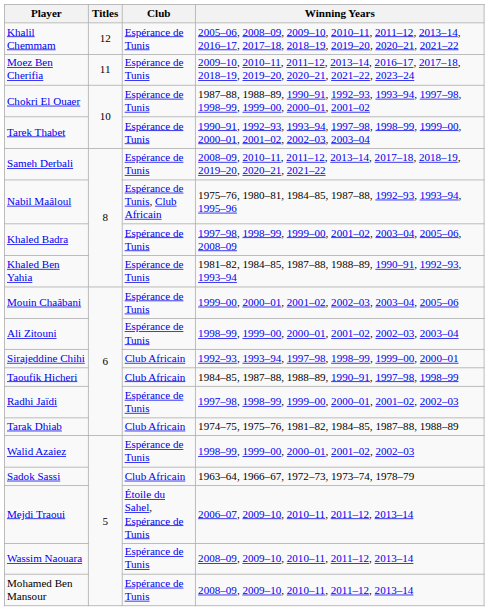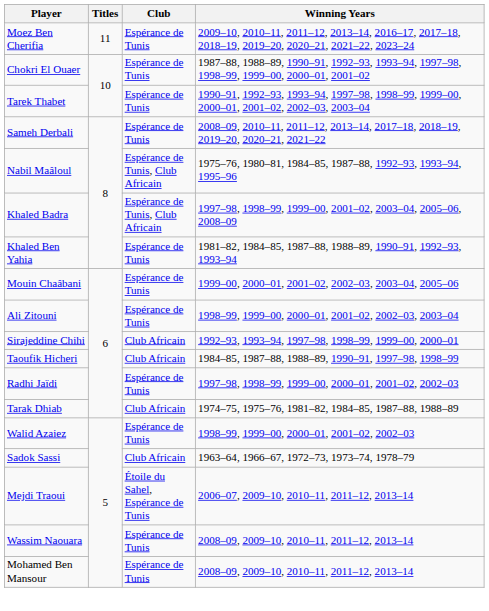- row: (31, 38)
(154, 240) Espérance de Tunis -> (154, 215) Espérance de Tunis, Club Africain
